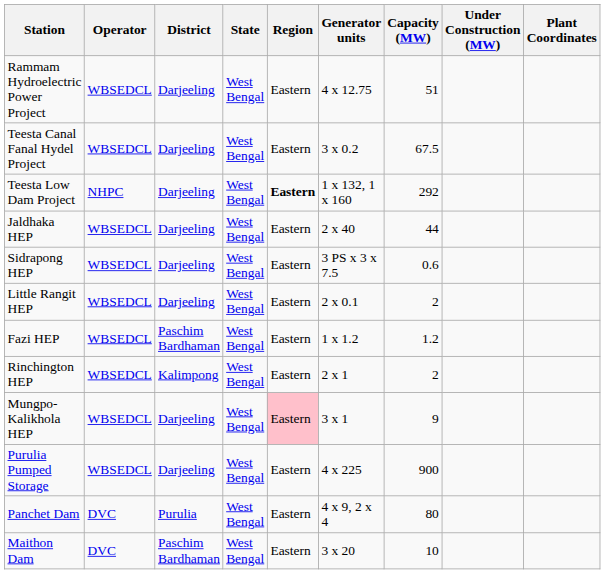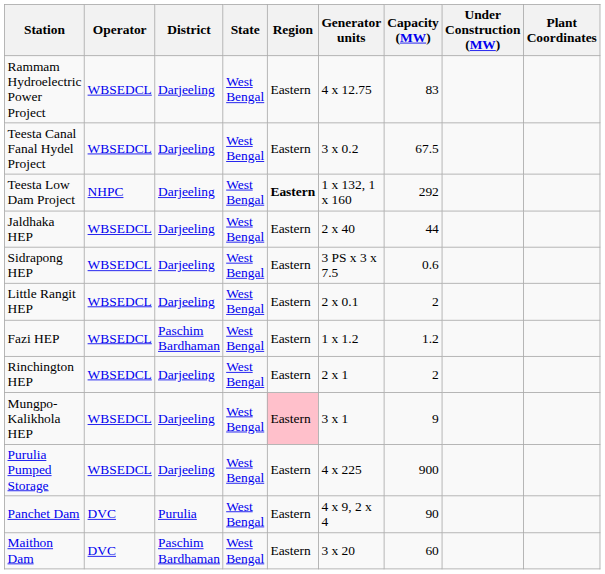(432, 89) 51 -> (432, 89) 83
(188, 374) Kalimpong -> (186, 374) Darjeeling
(432, 514) 80 -> (432, 514) 90
(432, 550) 10 -> (432, 550) 60
